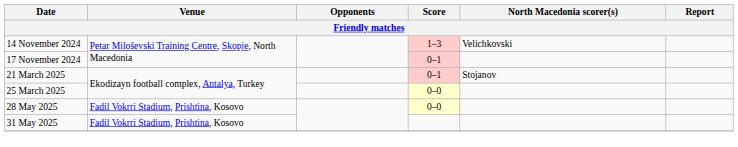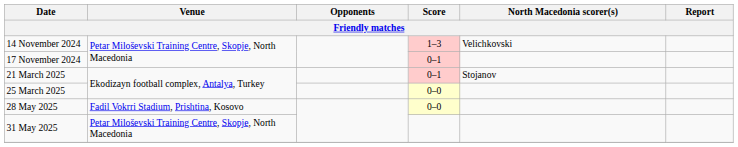(167, 123) Fadil Vokrri Stadium, Prishtina, Kosovo -> (183, 128) Petar Miloševski Training Centre, Skopje, North Macedonia
